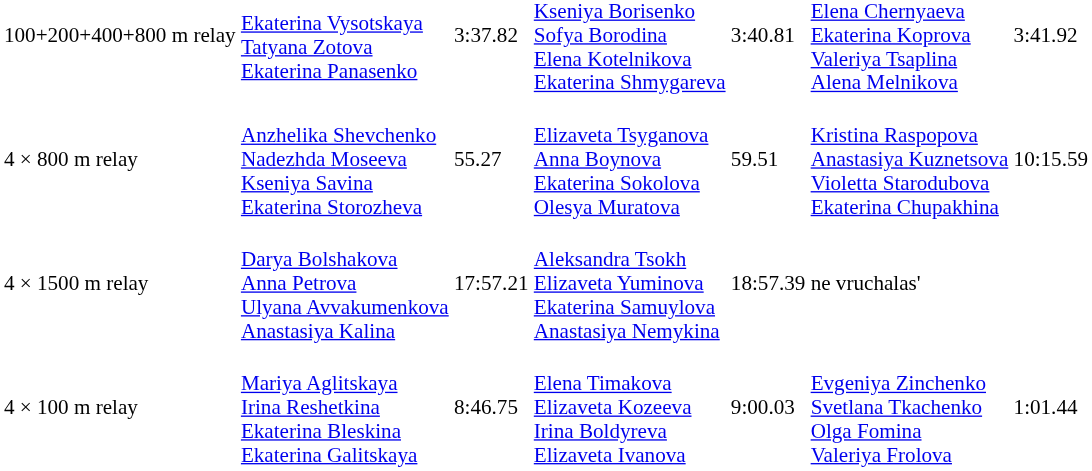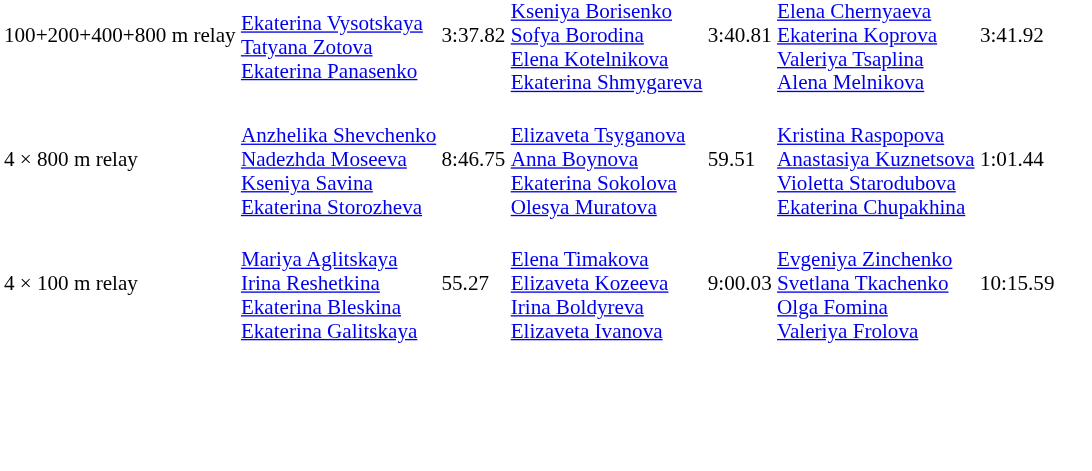(478, 159) 55.27 -> (473, 159) 8:46.75
(1051, 159) 10:15.59 -> (1012, 159) 1:01.44
- row: (76, 283)
(486, 407) 8:46.75 -> (465, 283) 55.27
(1046, 407) 1:01.44 -> (1017, 283) 10:15.59
